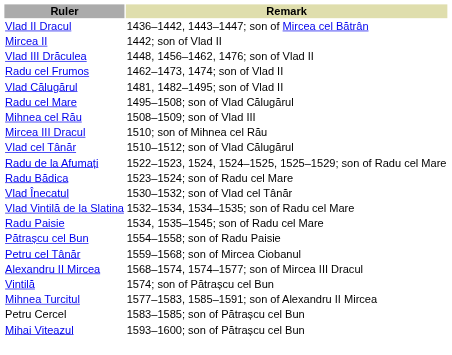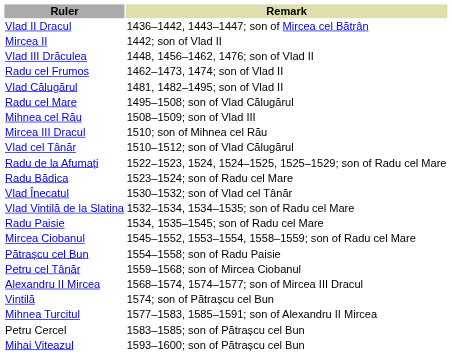+ row: (45, 239)
